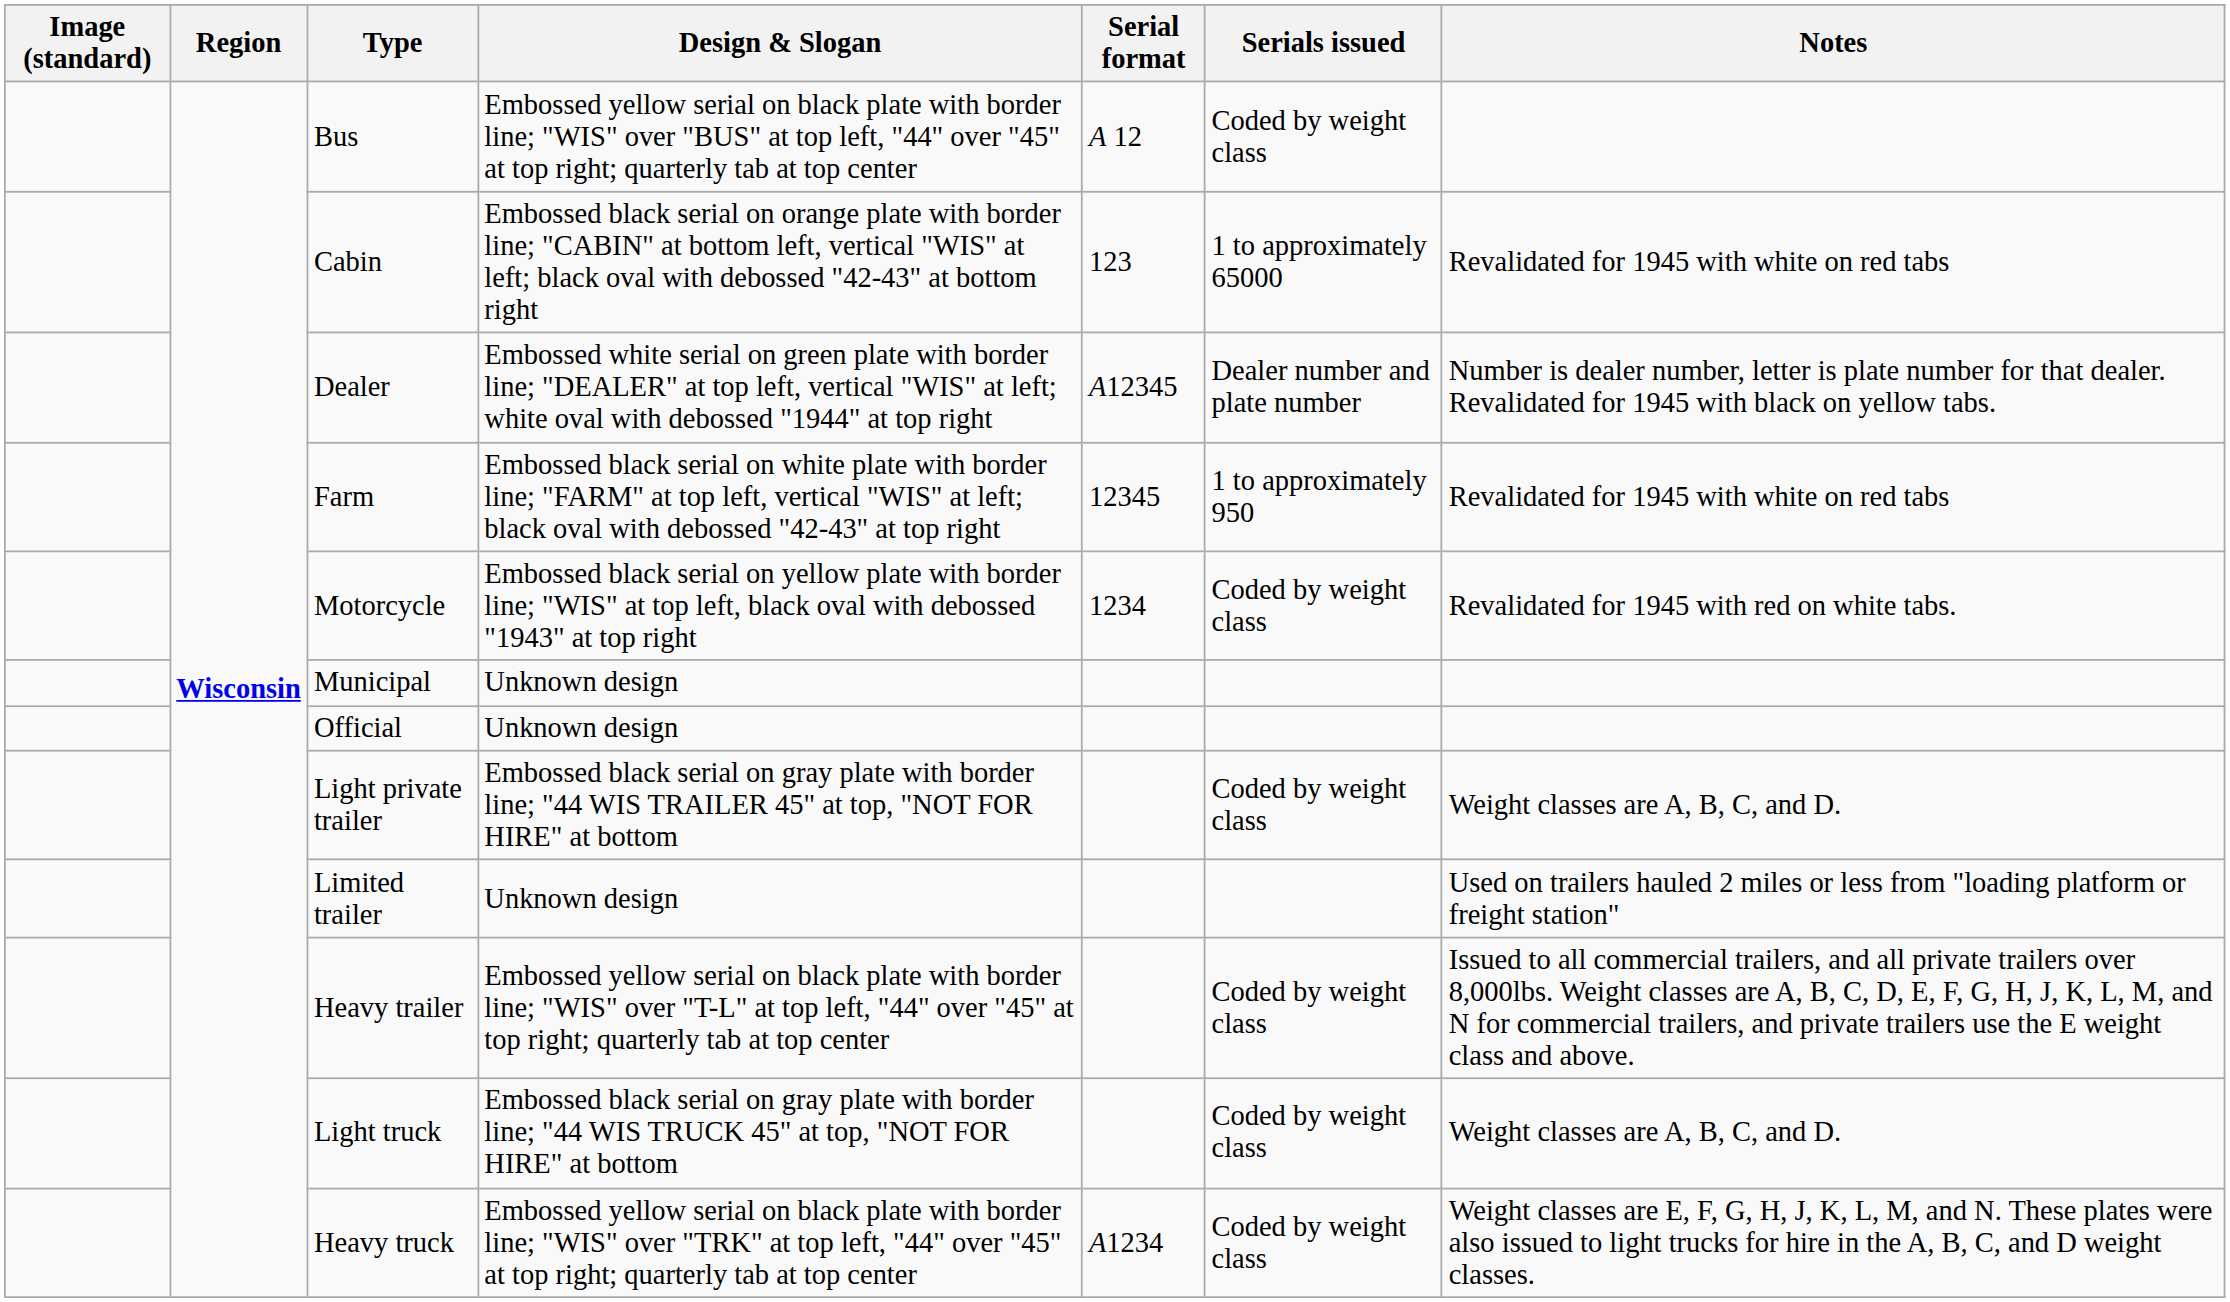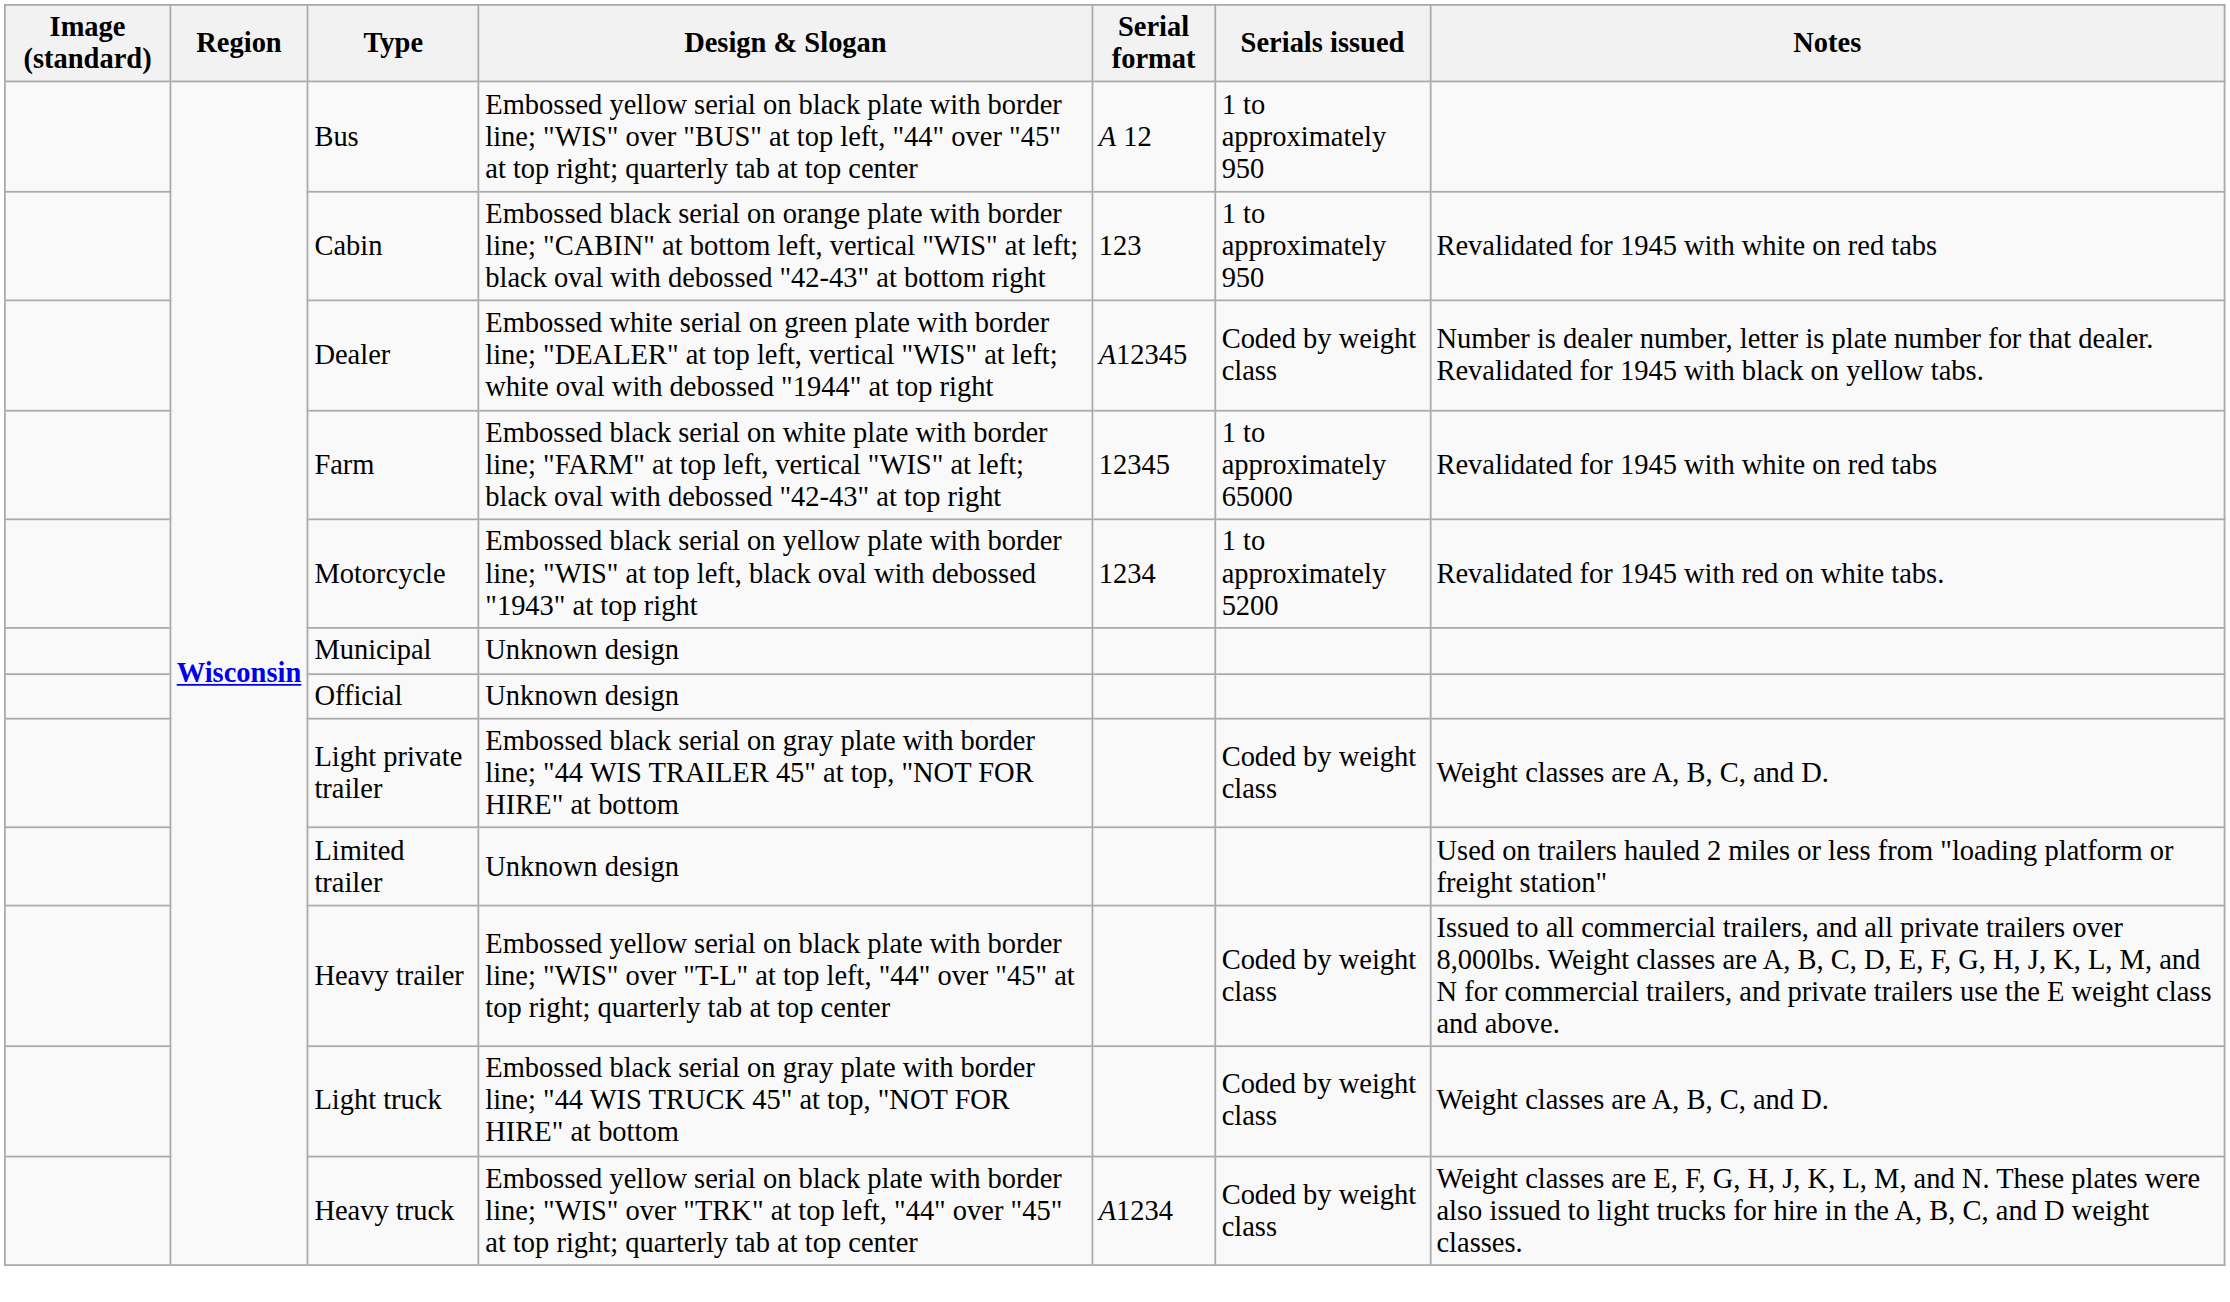(1309, 136) Coded by weight class -> (1304, 136) 1 to approximately 950
(1319, 261) 1 to approximately 65000 -> (1304, 245) 1 to approximately 950
(1321, 386) Dealer number and plate number -> (1319, 354) Coded by weight class
(1319, 496) 1 to approximately 950 -> (1304, 464) 1 to approximately 65000
(1309, 605) Coded by weight class -> (1304, 573) 1 to approximately 5200
